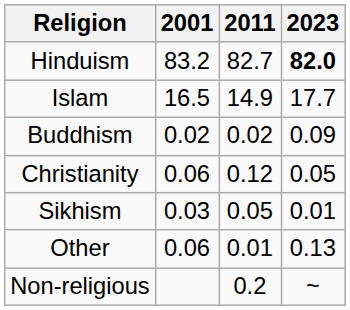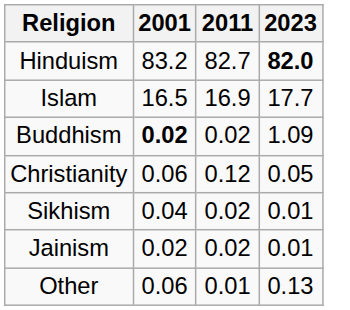(250, 98) 14.9 -> (228, 98) 16.9
(187, 135) normal -> (165, 135) bold
(313, 135) 0.09 -> (290, 135) 1.09
(187, 211) 0.03 -> (165, 211) 0.04
(250, 211) 0.05 -> (228, 211) 0.02
+ row: (69, 248)
- row: (80, 286)
